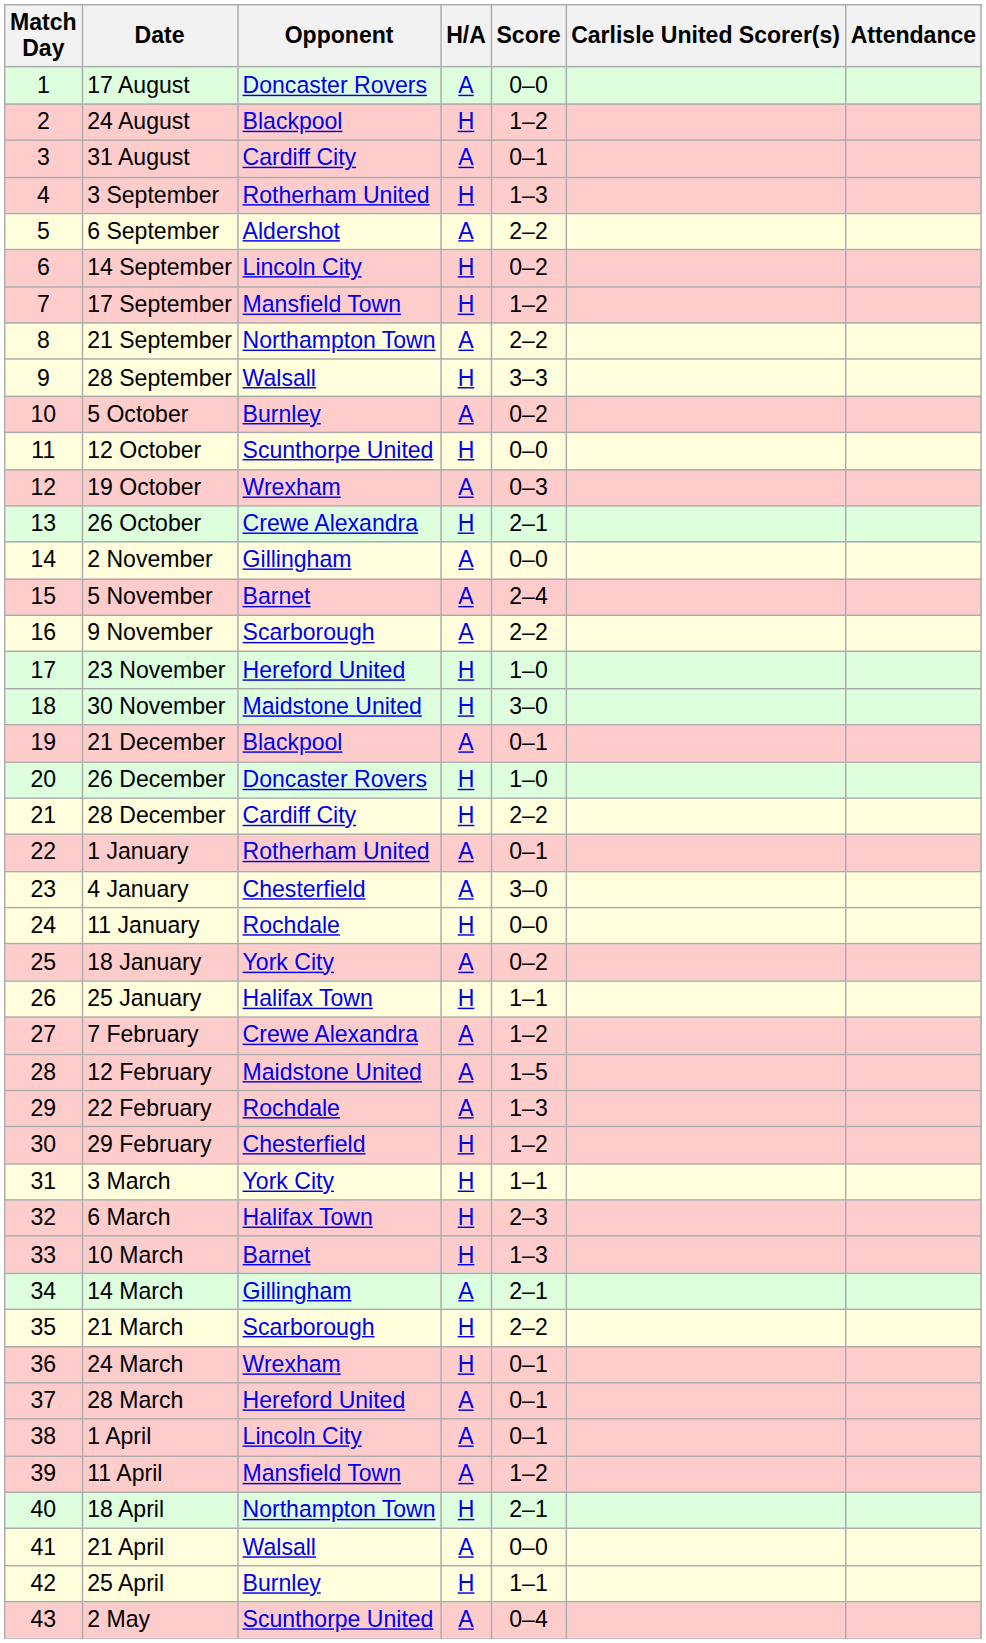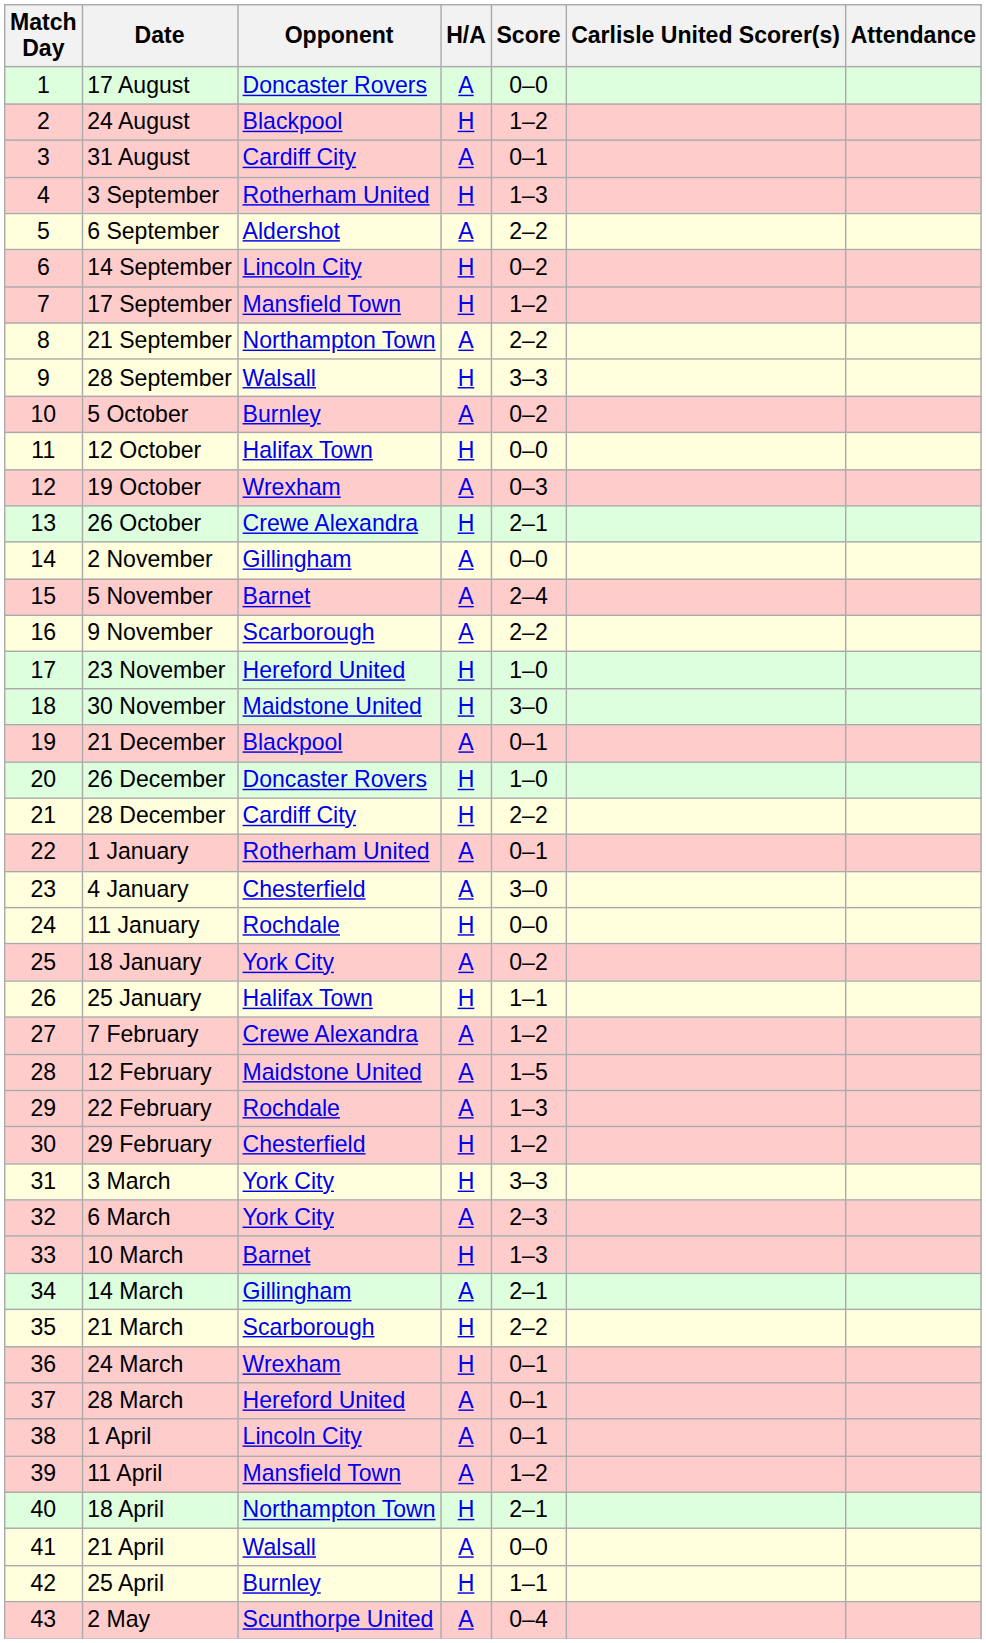(338, 450) Scunthorpe United -> (308, 450) Halifax Town
(528, 1181) 1–1 -> (528, 1181) 3–3
(308, 1217) Halifax Town -> (288, 1217) York City
(466, 1217) H -> (466, 1217) A
